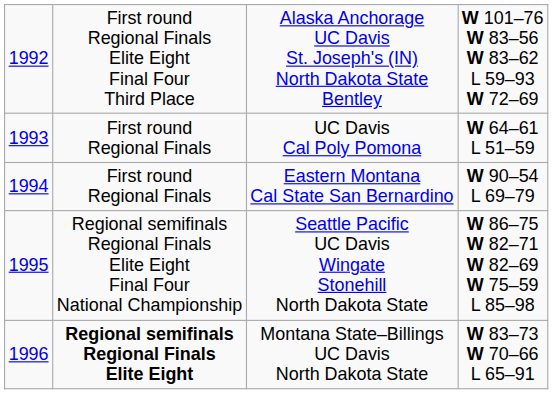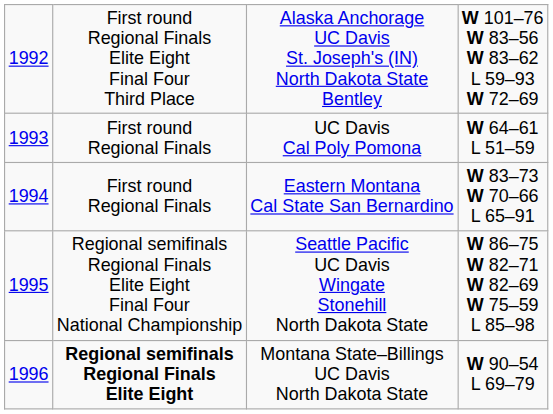(503, 186) W 90–54 L 69–79 -> (503, 196) W 83–73 W 70–66 L 65–91
(503, 354) W 83–73 W 70–66 L 65–91 -> (503, 374) W 90–54 L 69–79
